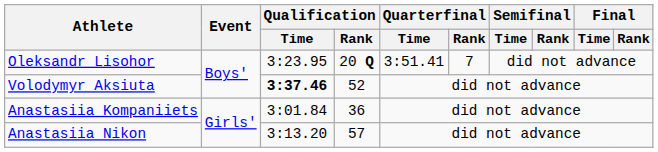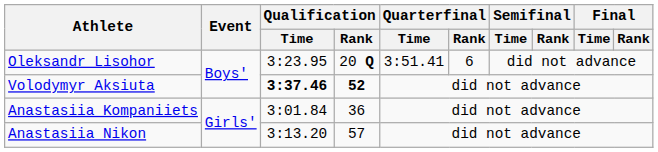(469, 62) 7 -> (469, 62) 6
(357, 86) normal -> (357, 86) bold
